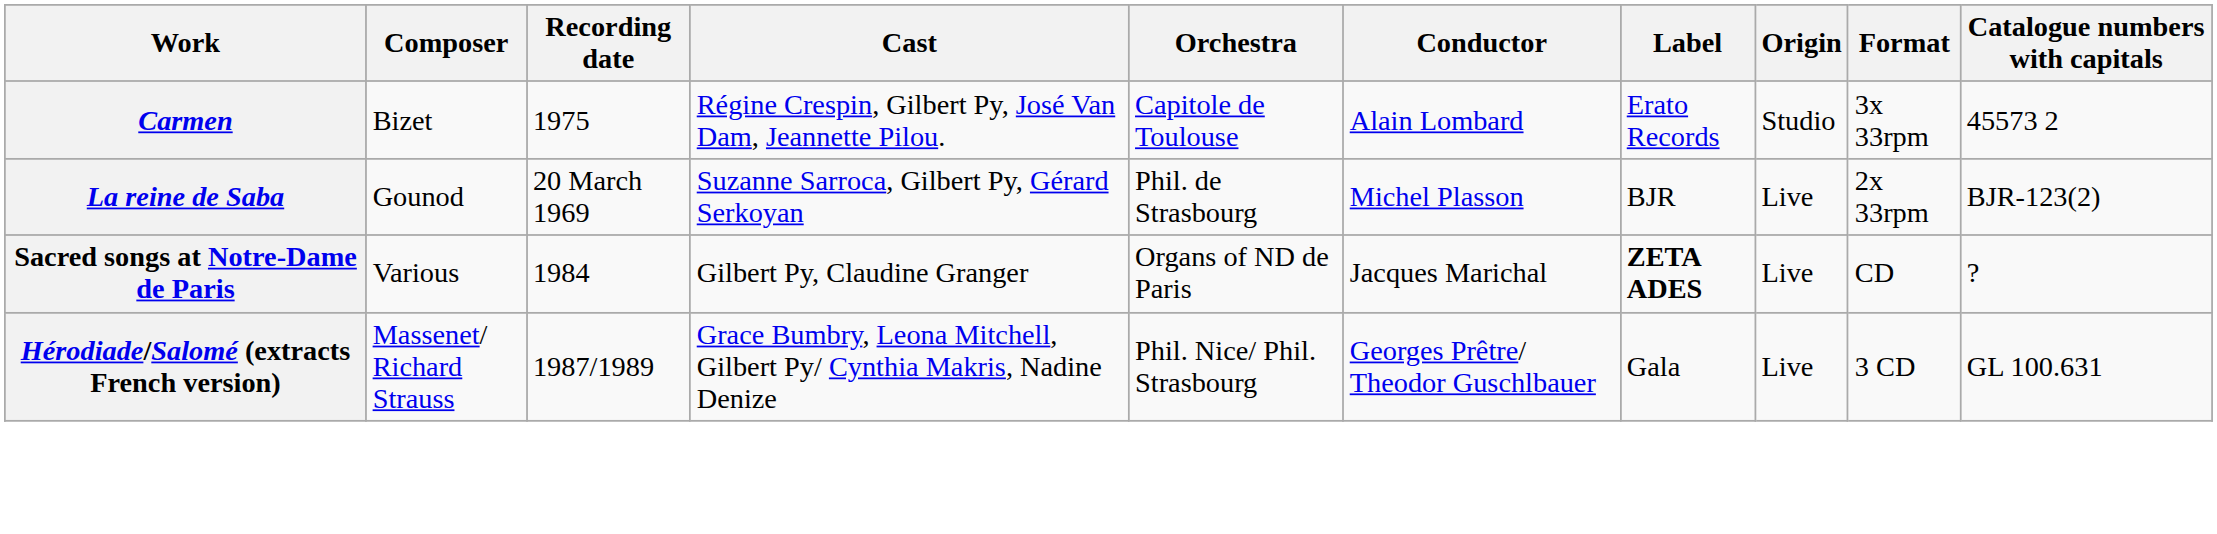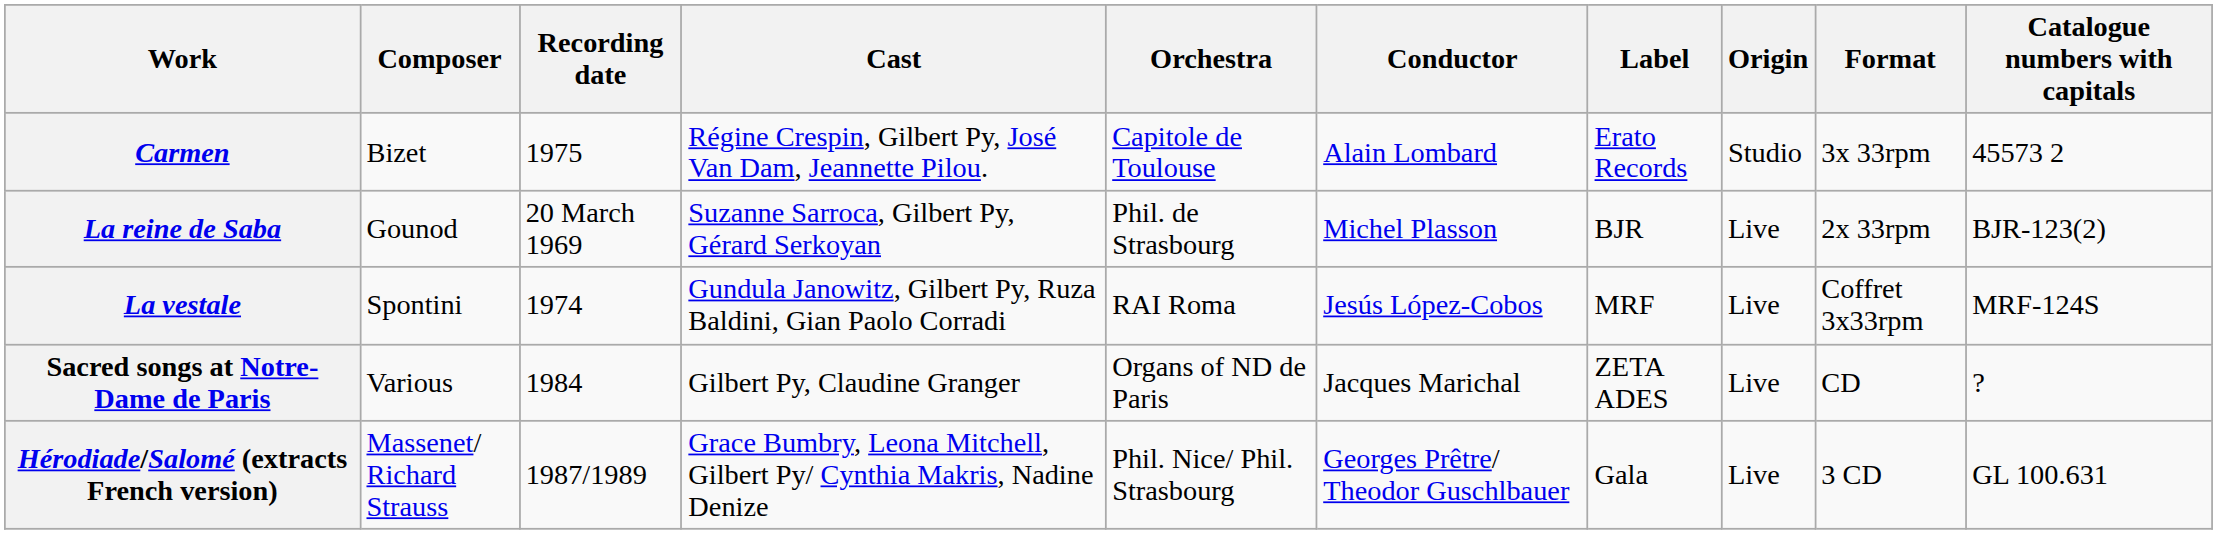+ row: (182, 305)
(1665, 273) bold -> (1632, 381) normal
